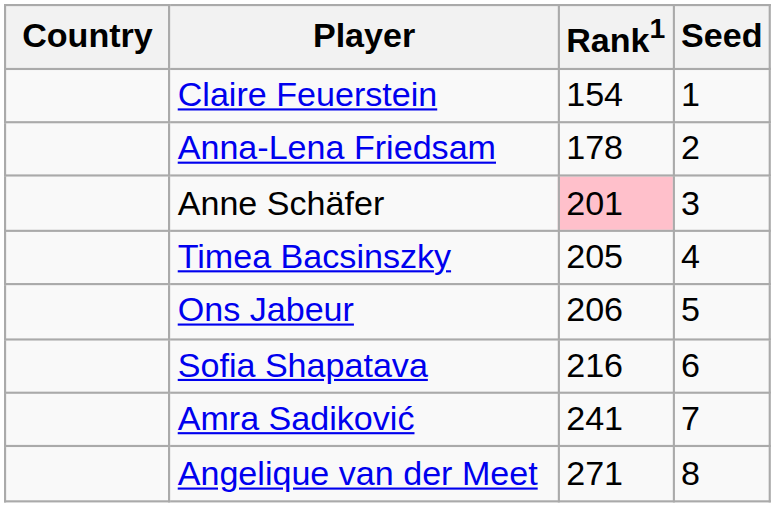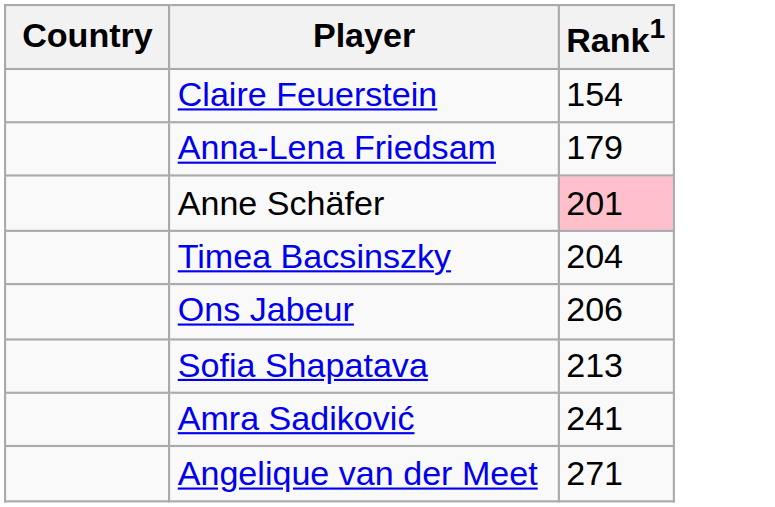- column: (722, 36)
(595, 148) 178 -> (595, 148) 179
(595, 256) 205 -> (595, 256) 204
(595, 365) 216 -> (595, 365) 213
